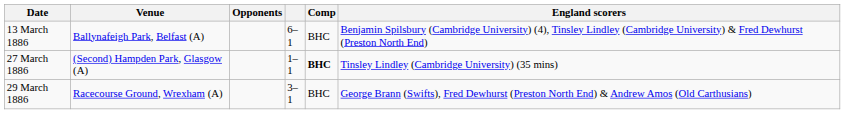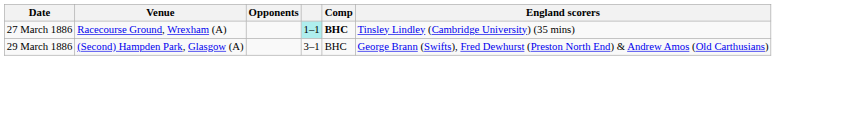- row: (27, 36)
(148, 65) (Second) Hampden Park, Glasgow (A) -> (152, 30) Racecourse Ground, Wrexham (A)
(293, 65) no background -> (312, 30) paleturquoise background
(148, 94) Racecourse Ground, Wrexham (A) -> (160, 47) (Second) Hampden Park, Glasgow (A)
